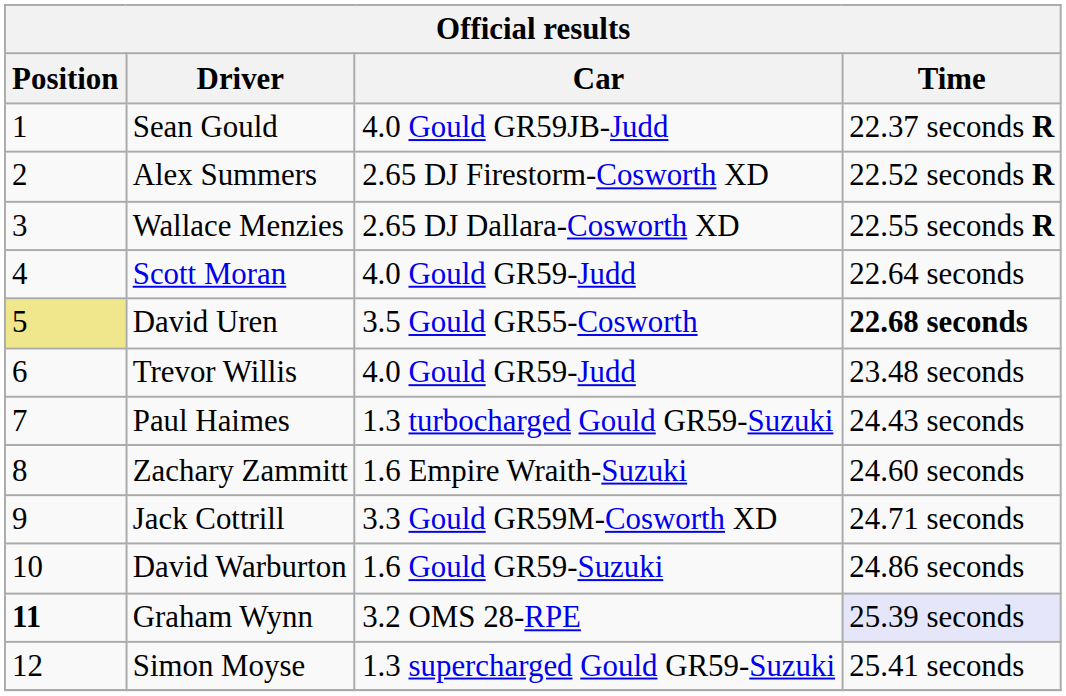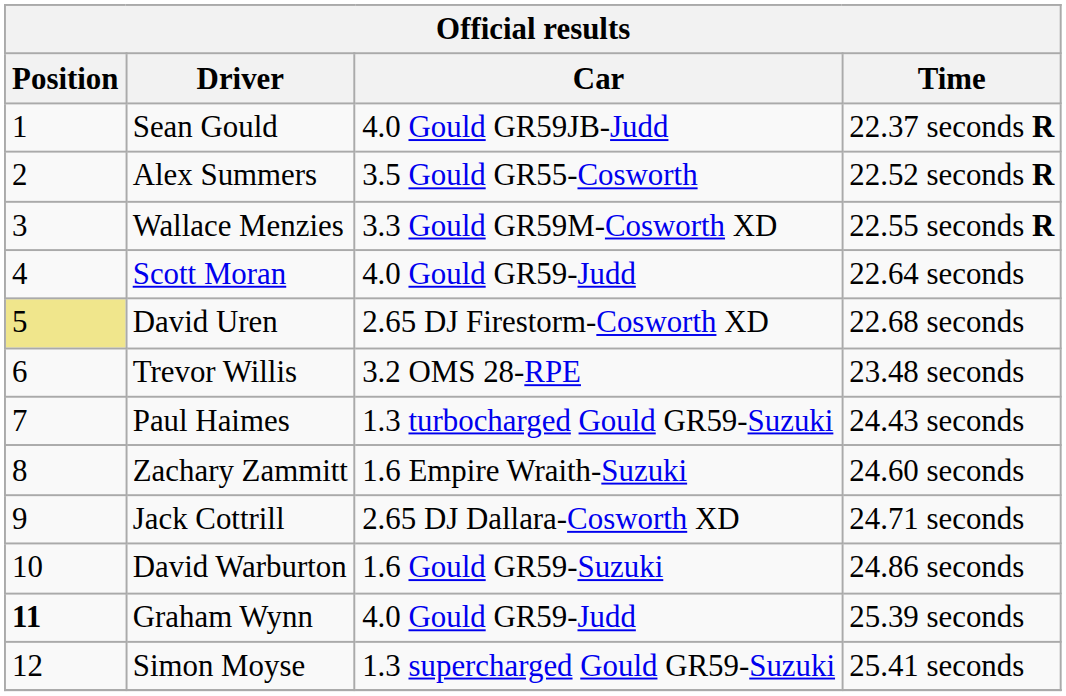(565, 175) 2.65 DJ Firestorm-Cosworth XD -> (530, 175) 3.5 Gould GR55-Cosworth
(551, 224) 2.65 DJ Dallara-Cosworth XD -> (570, 224) 3.3 Gould GR59M-Cosworth XD
(530, 322) 3.5 Gould GR55-Cosworth -> (565, 322) 2.65 DJ Firestorm-Cosworth XD
(938, 322) bold -> (937, 322) normal
(499, 371) 4.0 Gould GR59-Judd -> (472, 371) 3.2 OMS 28-RPE
(570, 518) 3.3 Gould GR59M-Cosworth XD -> (551, 518) 2.65 DJ Dallara-Cosworth XD
(472, 616) 3.2 OMS 28-RPE -> (499, 616) 4.0 Gould GR59-Judd
(937, 616) lavender background -> (937, 616) no background
